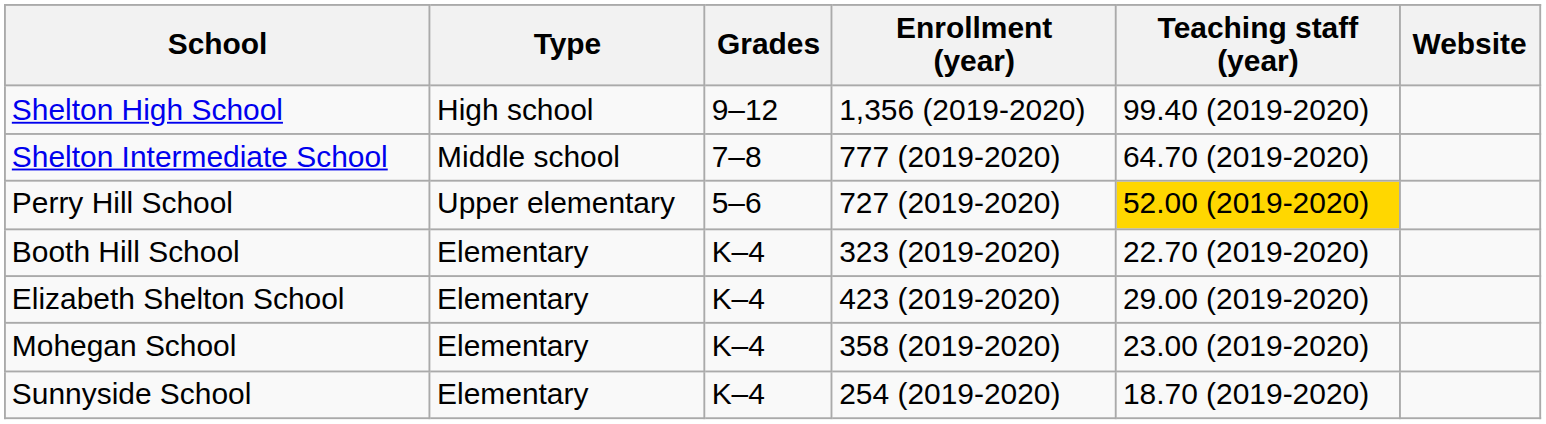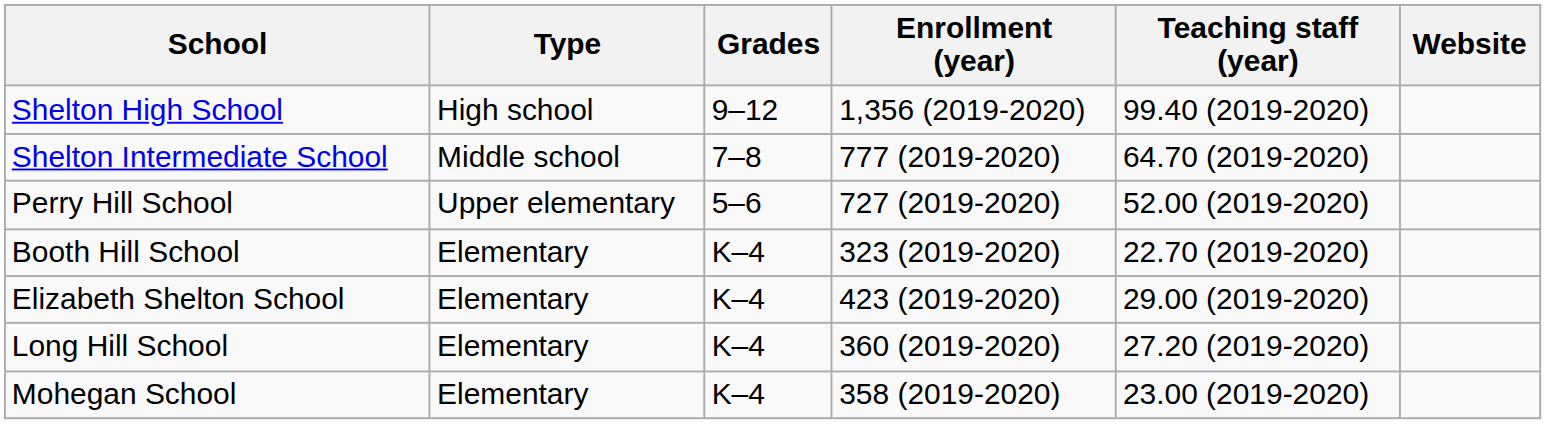(1246, 204) gold background -> (1246, 204) no background
+ row: (120, 346)
- row: (132, 394)
